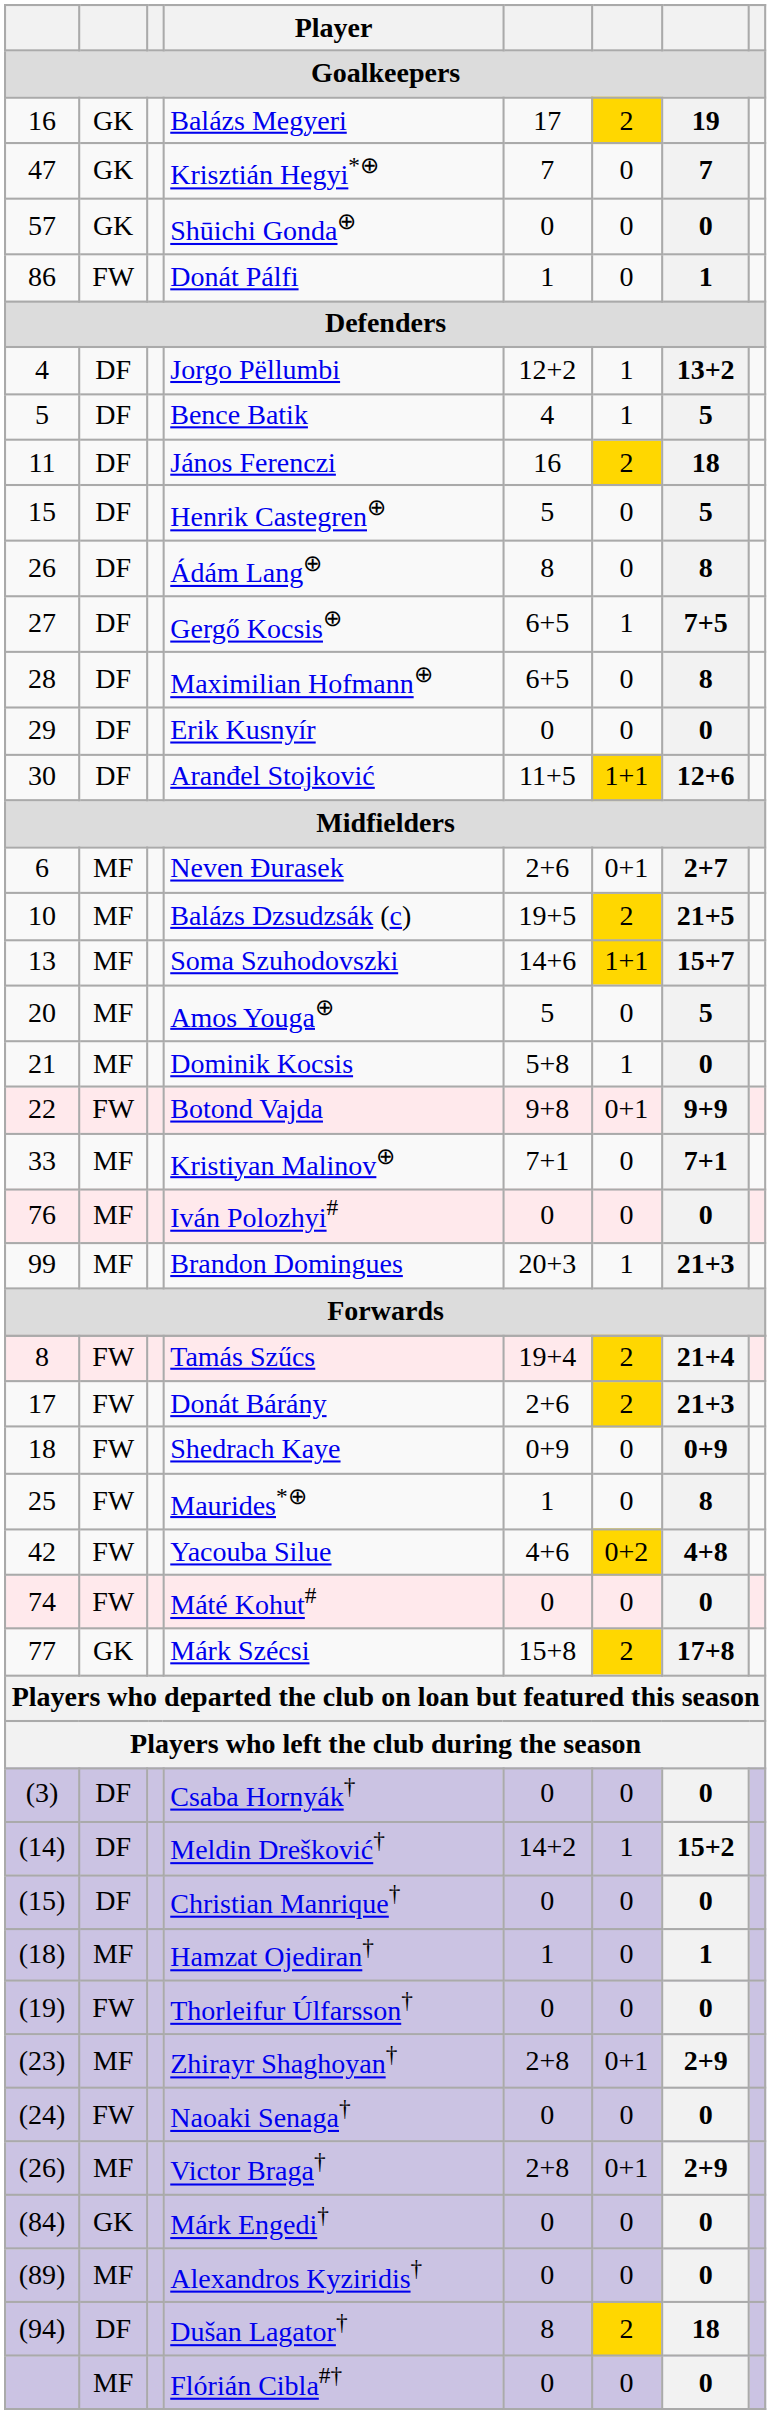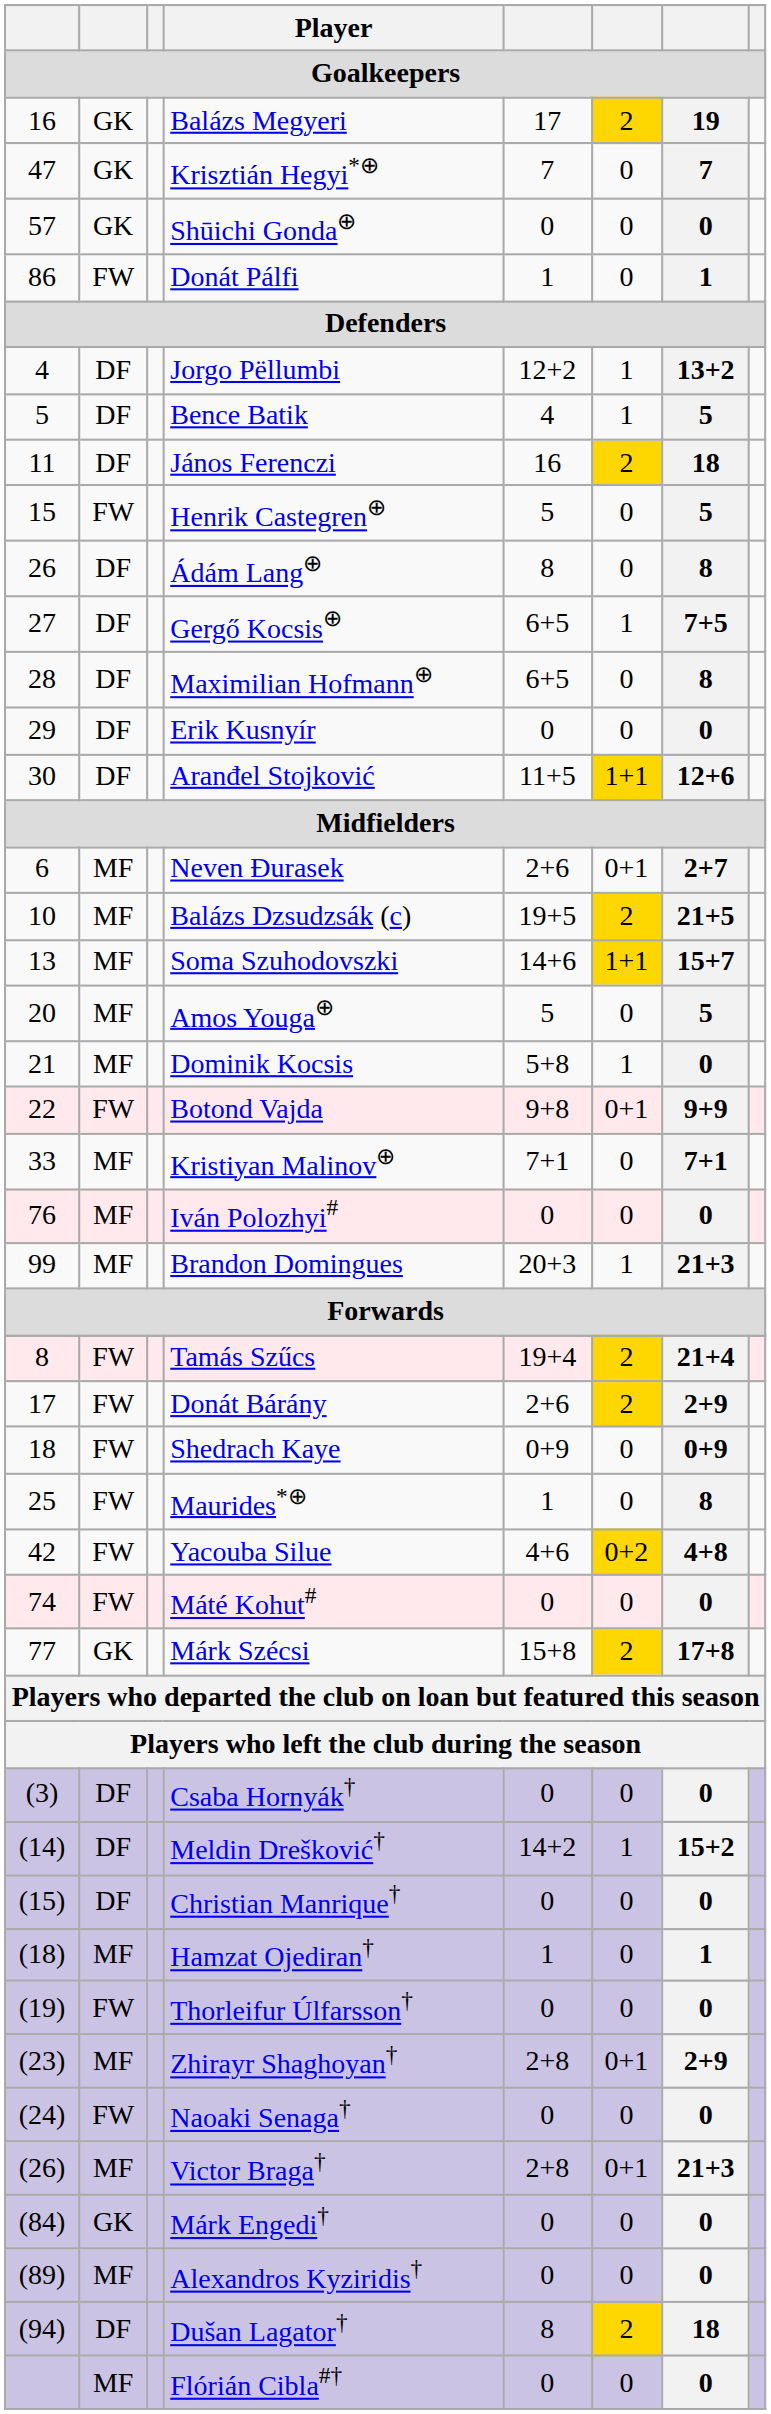(113, 512) DF -> (113, 512) FW
(706, 1403) 21+3 -> (706, 1403) 2+9
(706, 2167) 2+9 -> (706, 2167) 21+3
